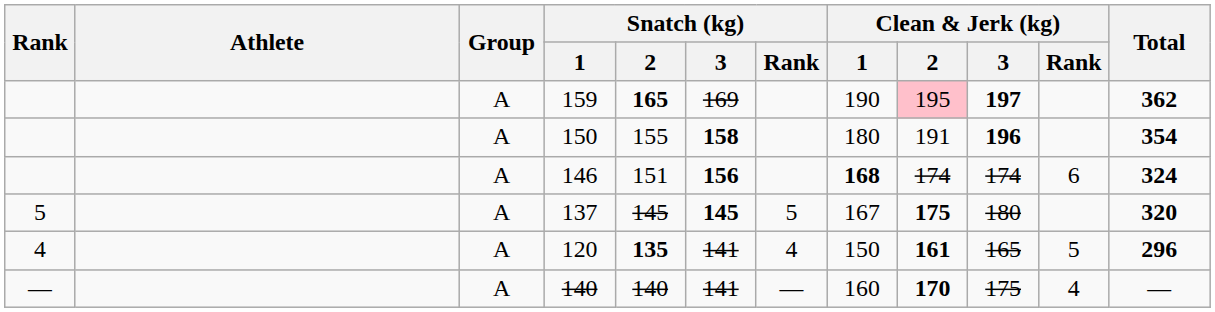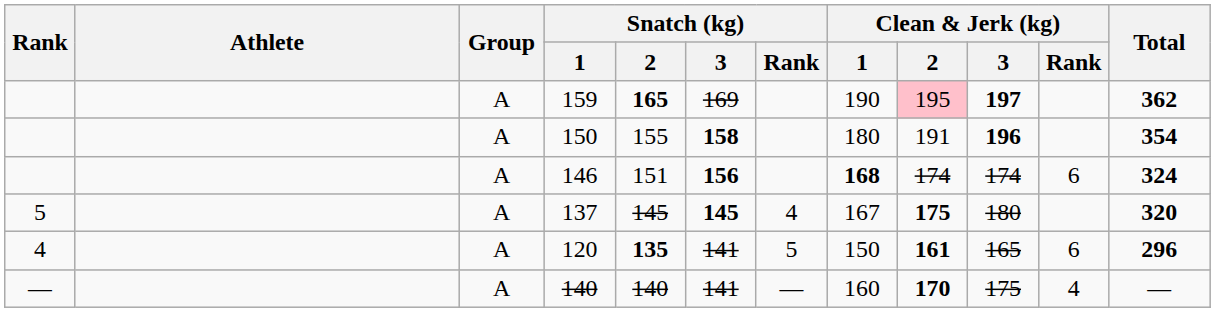(791, 212) 5 -> (791, 212) 4
(791, 250) 4 -> (791, 250) 5
(1074, 250) 5 -> (1074, 250) 6
